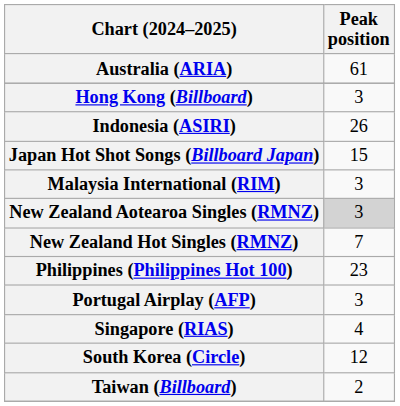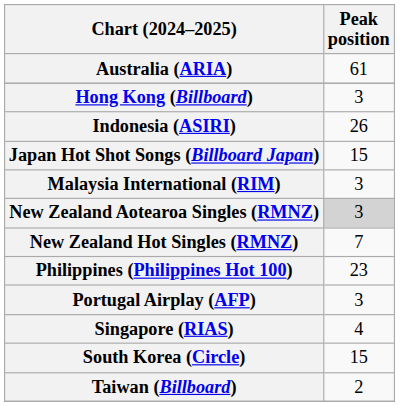(359, 357) 12 -> (359, 357) 15
